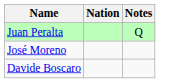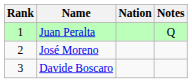+ column: (20, 13)
